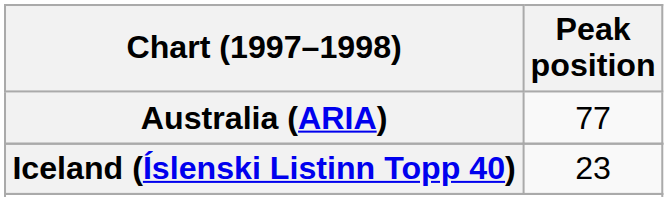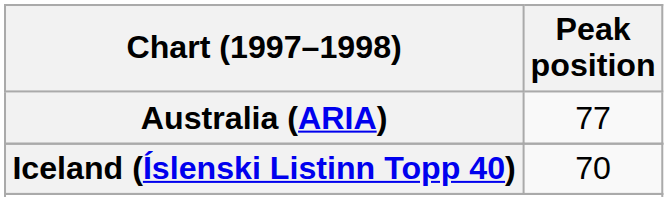(593, 168) 23 -> (593, 168) 70
